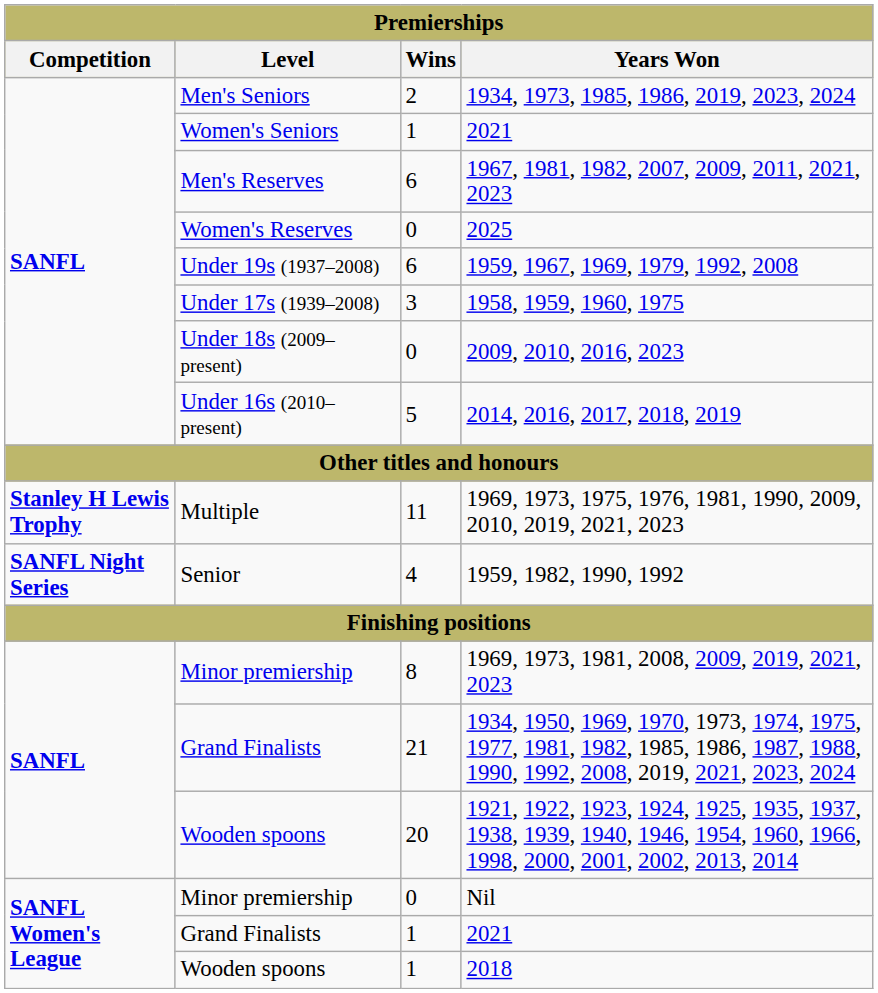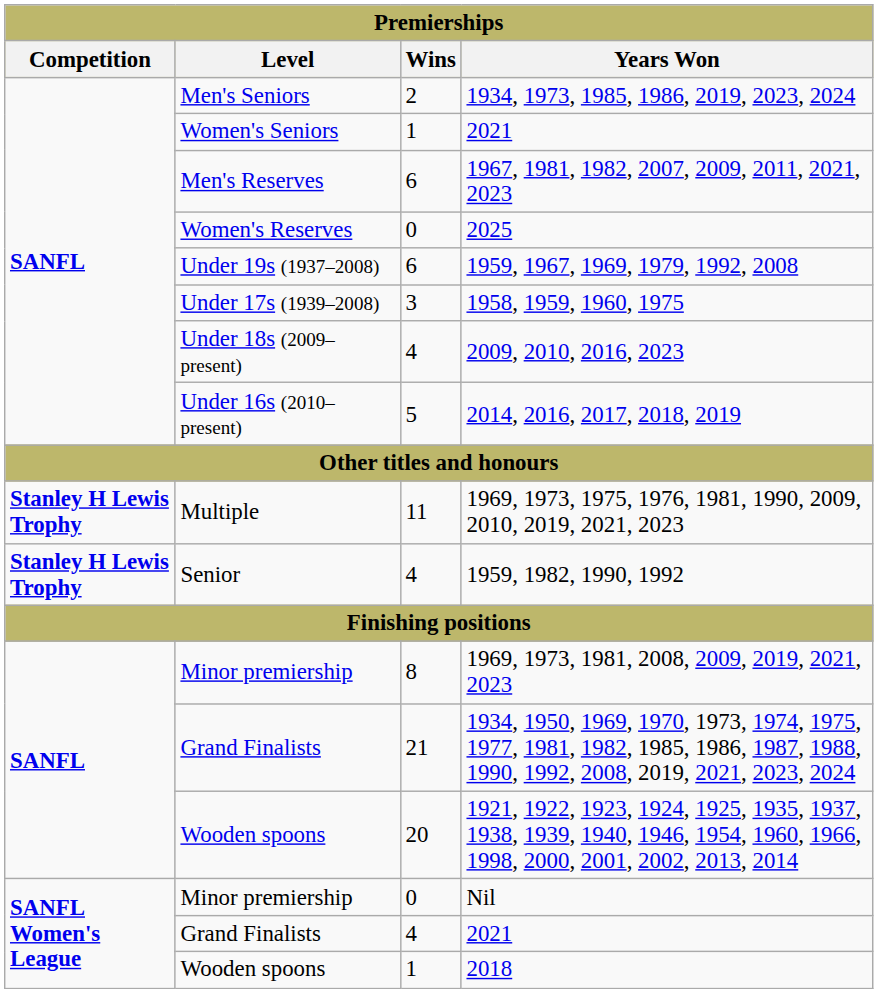(411, 351) 0 -> (411, 351) 4
(77, 573) SANFL Night Series -> (89, 573) Stanley H Lewis Trophy
(411, 933) 1 -> (411, 933) 4
